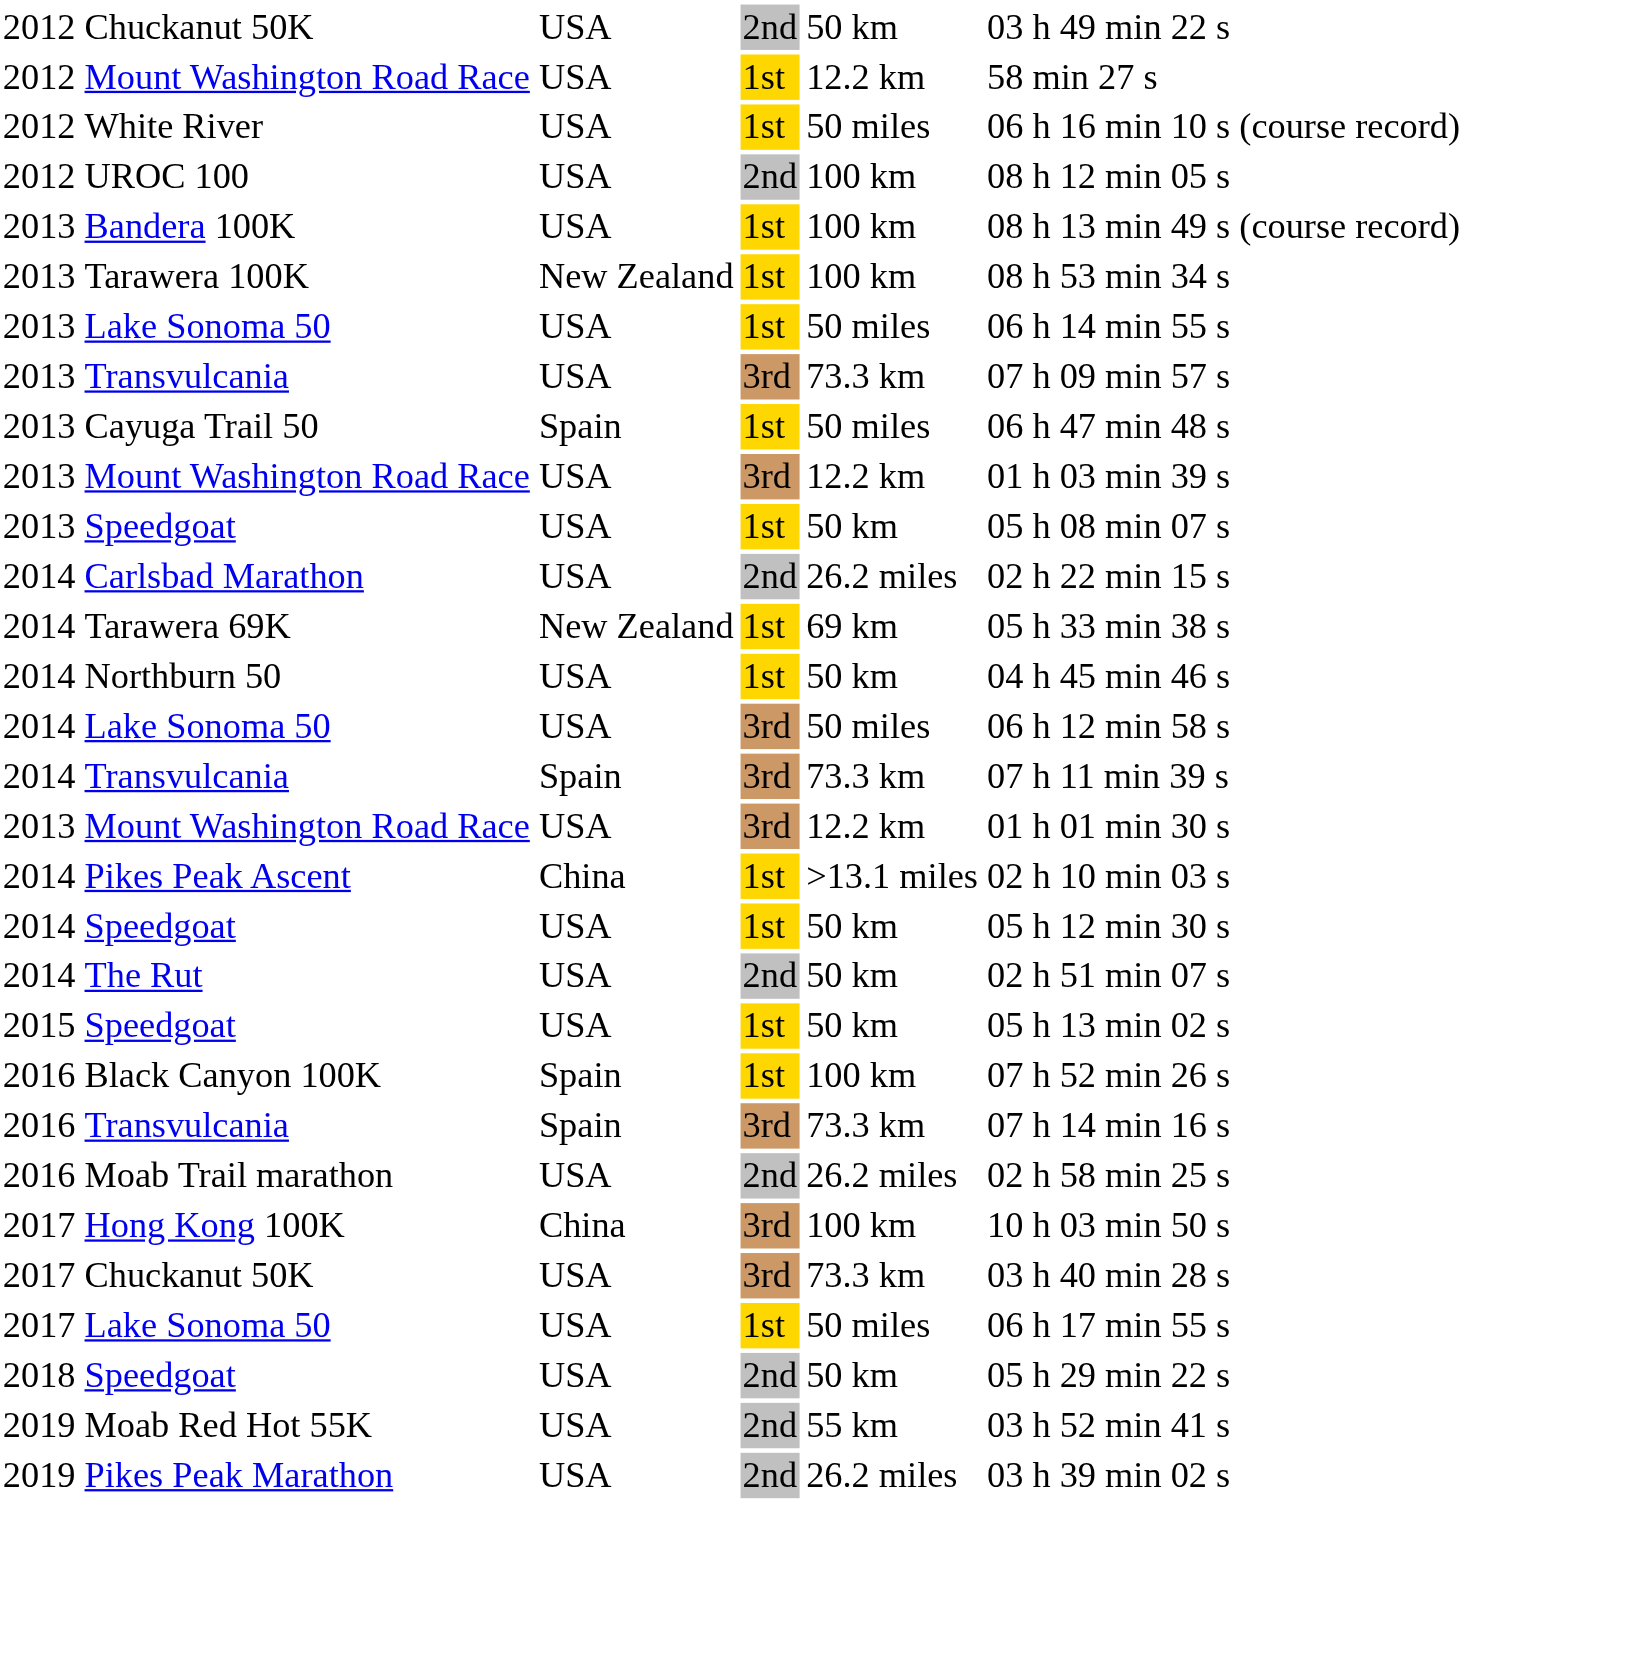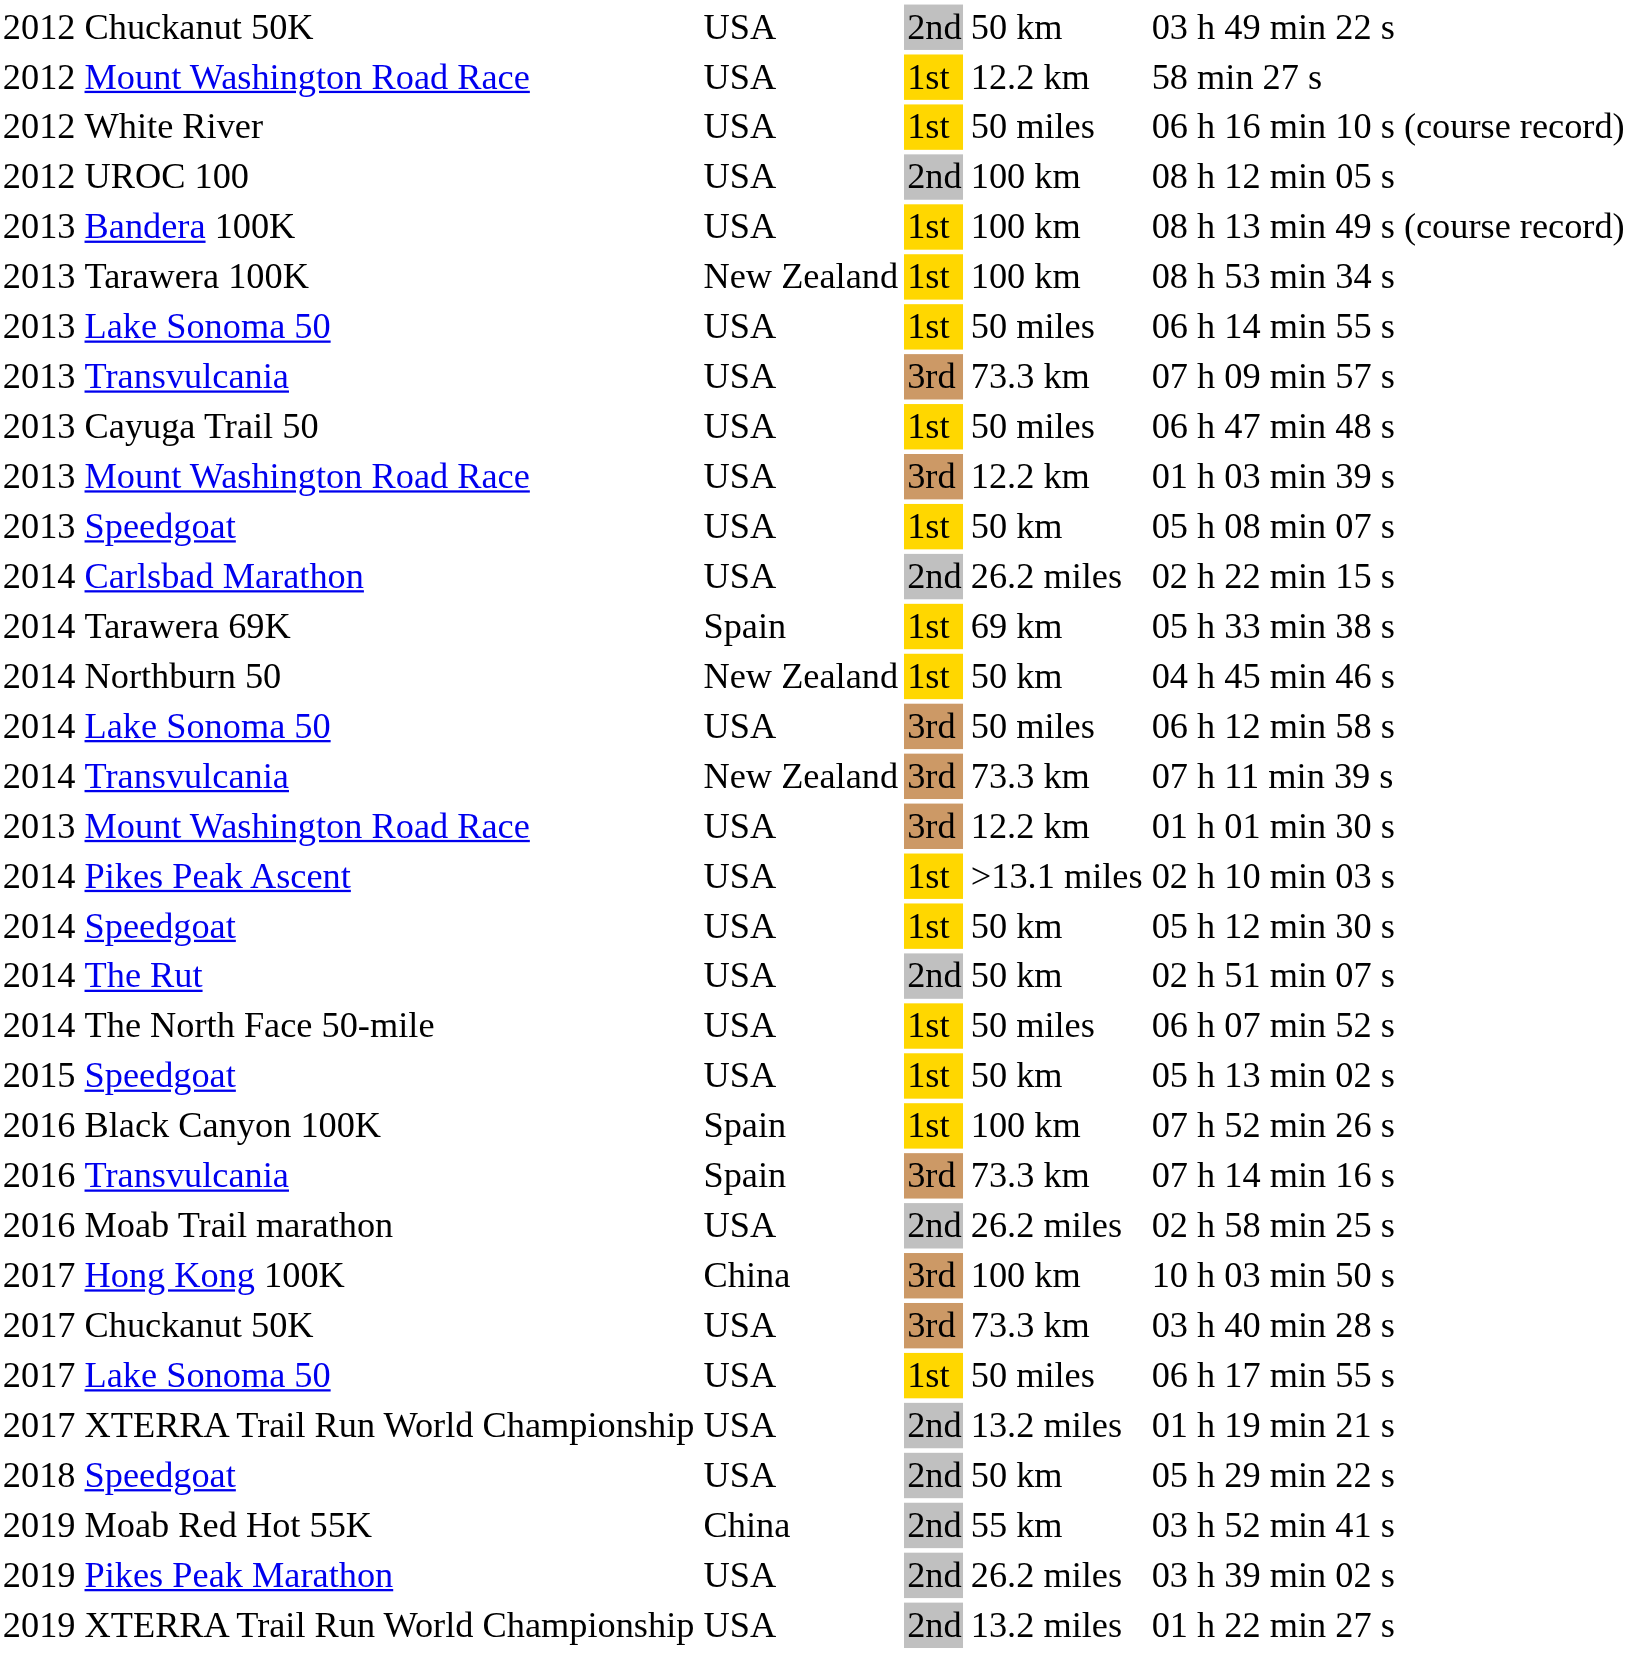(580, 426) Spain -> (740, 426) USA
(636, 625) New Zealand -> (745, 625) Spain
(575, 675) USA -> (801, 675) New Zealand
(580, 775) Spain -> (801, 775) New Zealand
(582, 875) China -> (740, 875) USA
+ row: (39, 1025)
+ row: (39, 1424)
(575, 1424) USA -> (747, 1524) China
+ row: (39, 1624)
